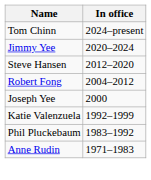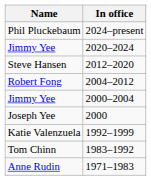(32, 30) Tom Chinn -> (44, 30) Phil Pluckebaum
+ row: (110, 98)
(44, 132) Phil Pluckebaum -> (32, 149) Tom Chinn
